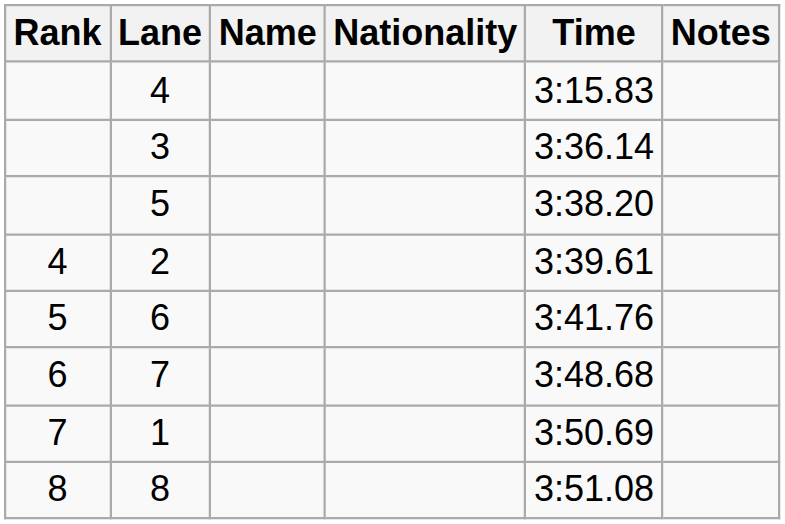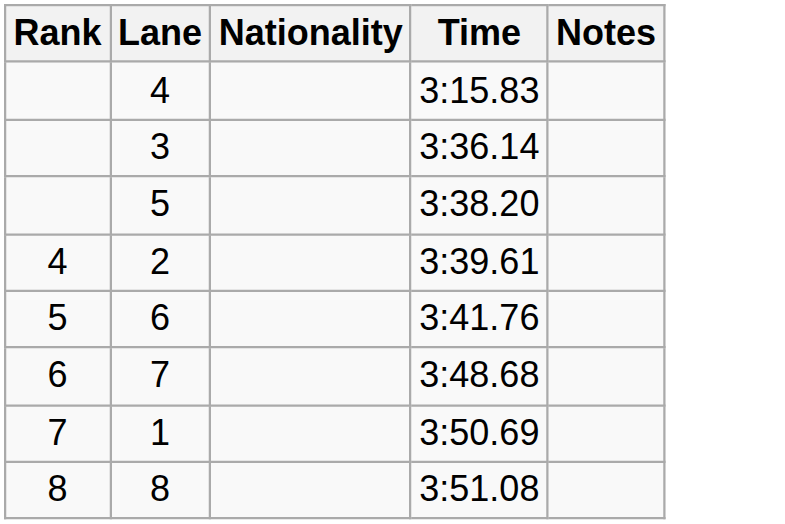- column: (268, 33)
